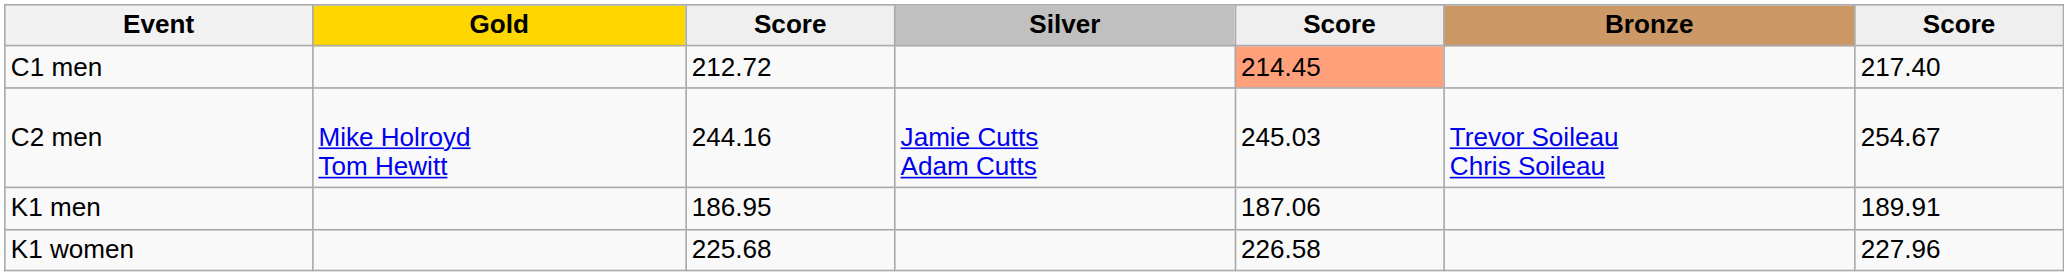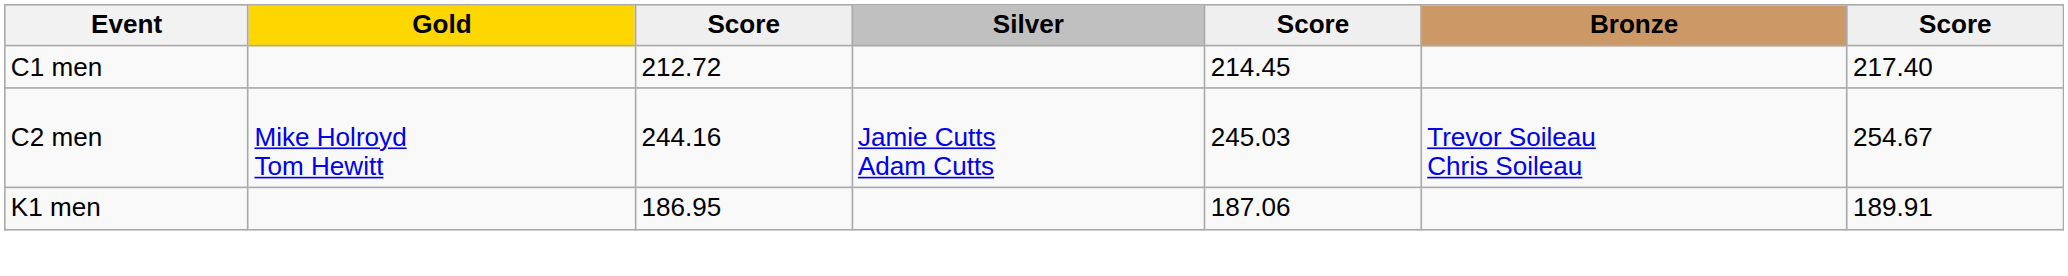(1281, 66) lightsalmon background -> (1251, 66) no background
- row: (72, 249)
